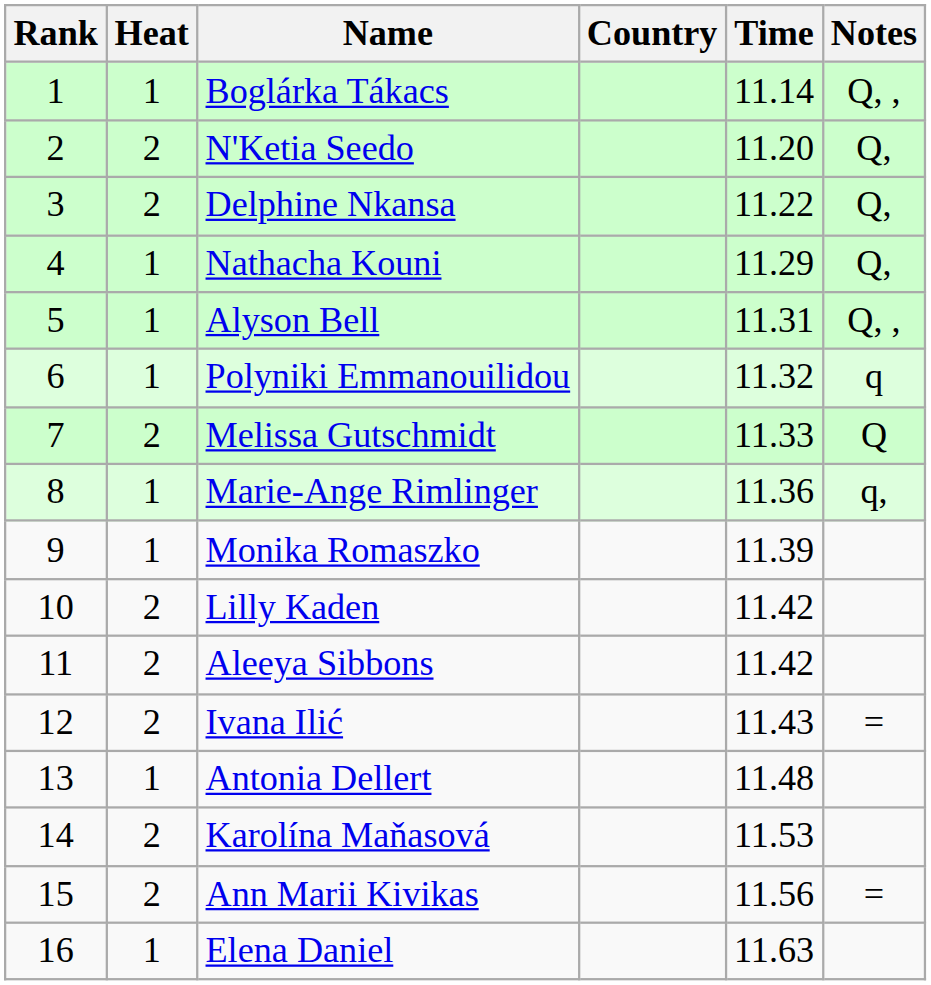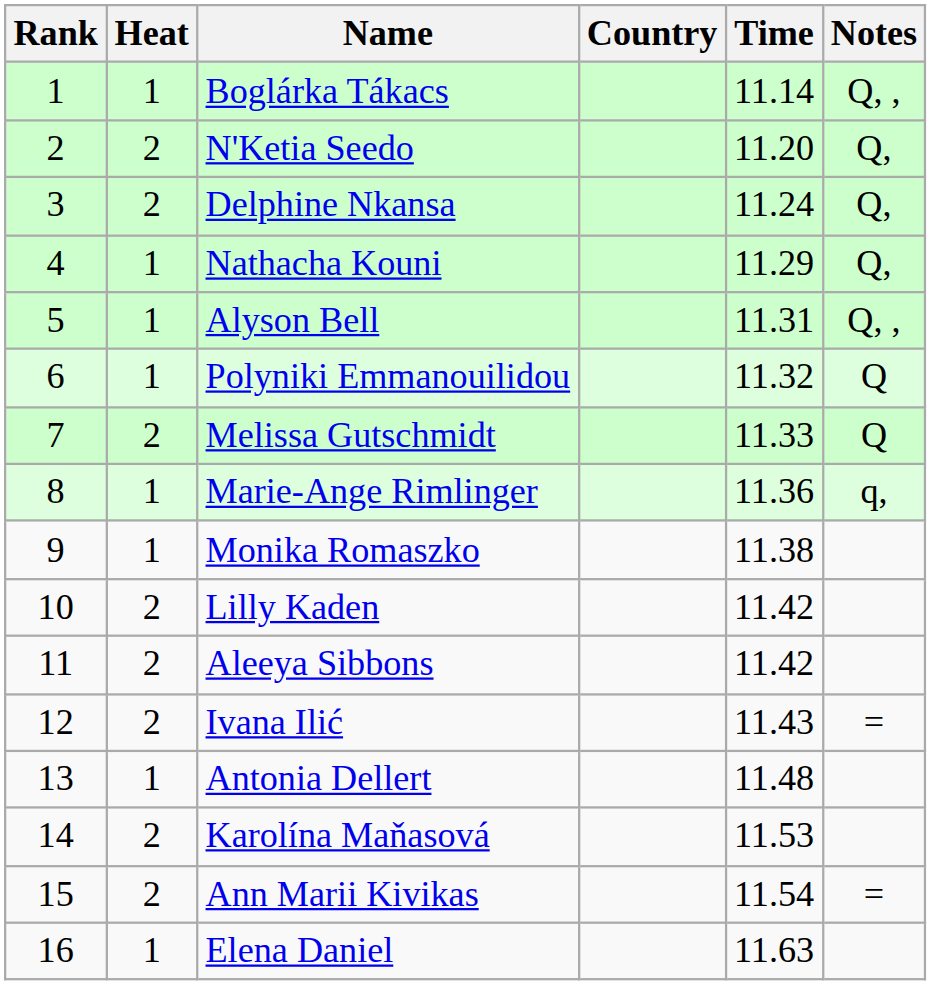(774, 205) 11.22 -> (774, 205) 11.24
(874, 377) q -> (874, 377) Q
(774, 549) 11.39 -> (774, 549) 11.38
(774, 893) 11.56 -> (774, 893) 11.54
